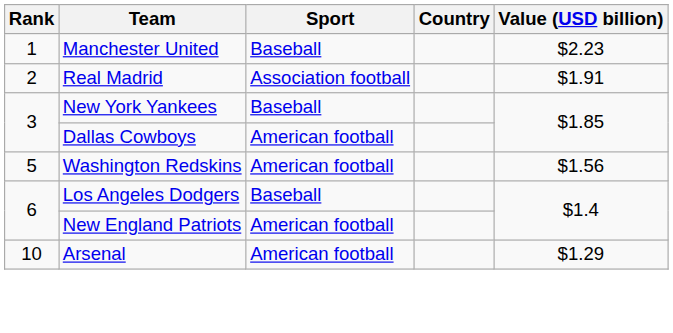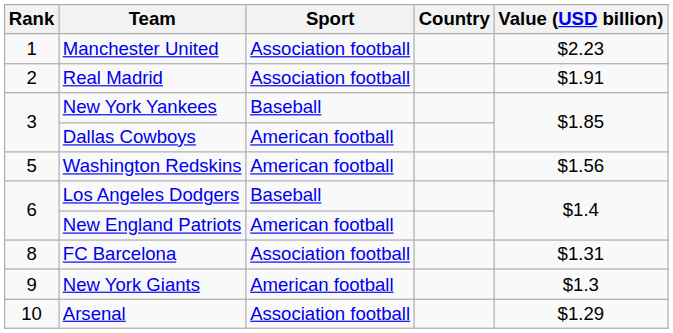(286, 48) Baseball -> (330, 48) Association football
+ row: (120, 254)
+ row: (131, 284)
(322, 254) American football -> (330, 313) Association football
